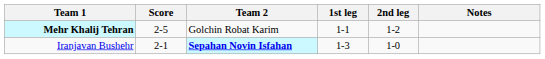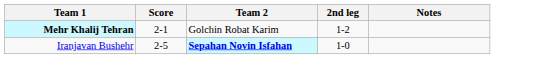- column: (343, 12)
(161, 29) 2-5 -> (161, 29) 2-1
(161, 45) 2-1 -> (161, 45) 2-5
